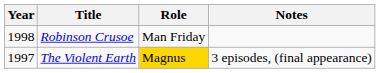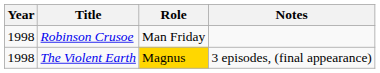(21, 57) 1997 -> (21, 57) 1998
